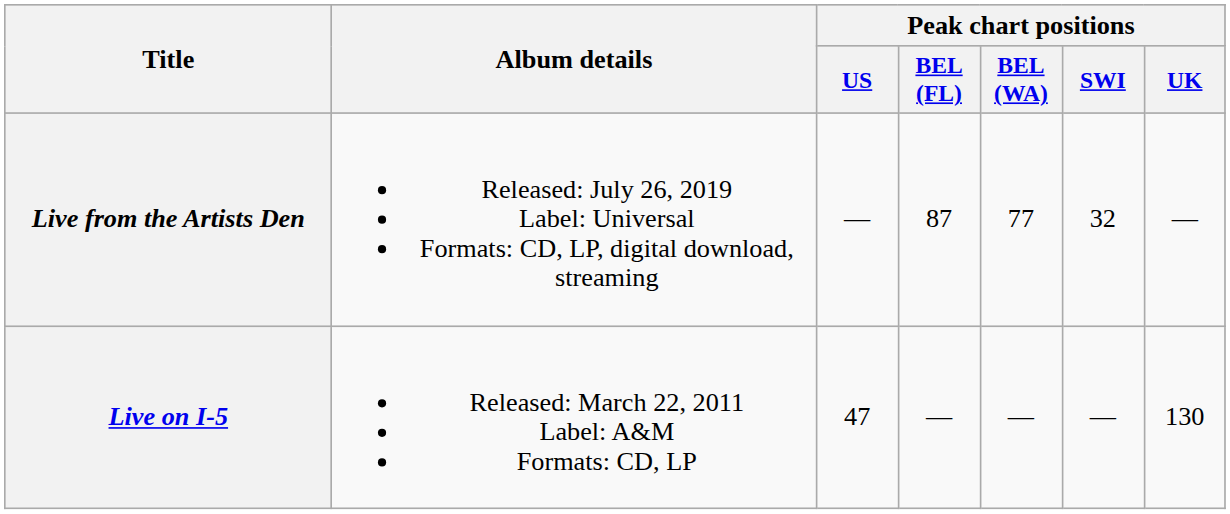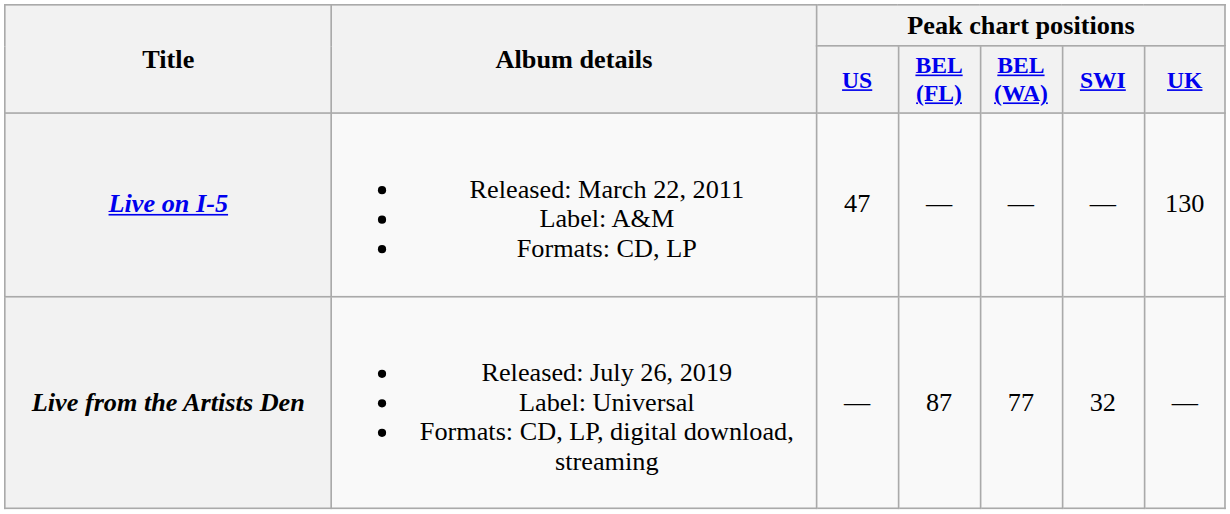rows swapped: (168, 416) <-> (168, 219)
